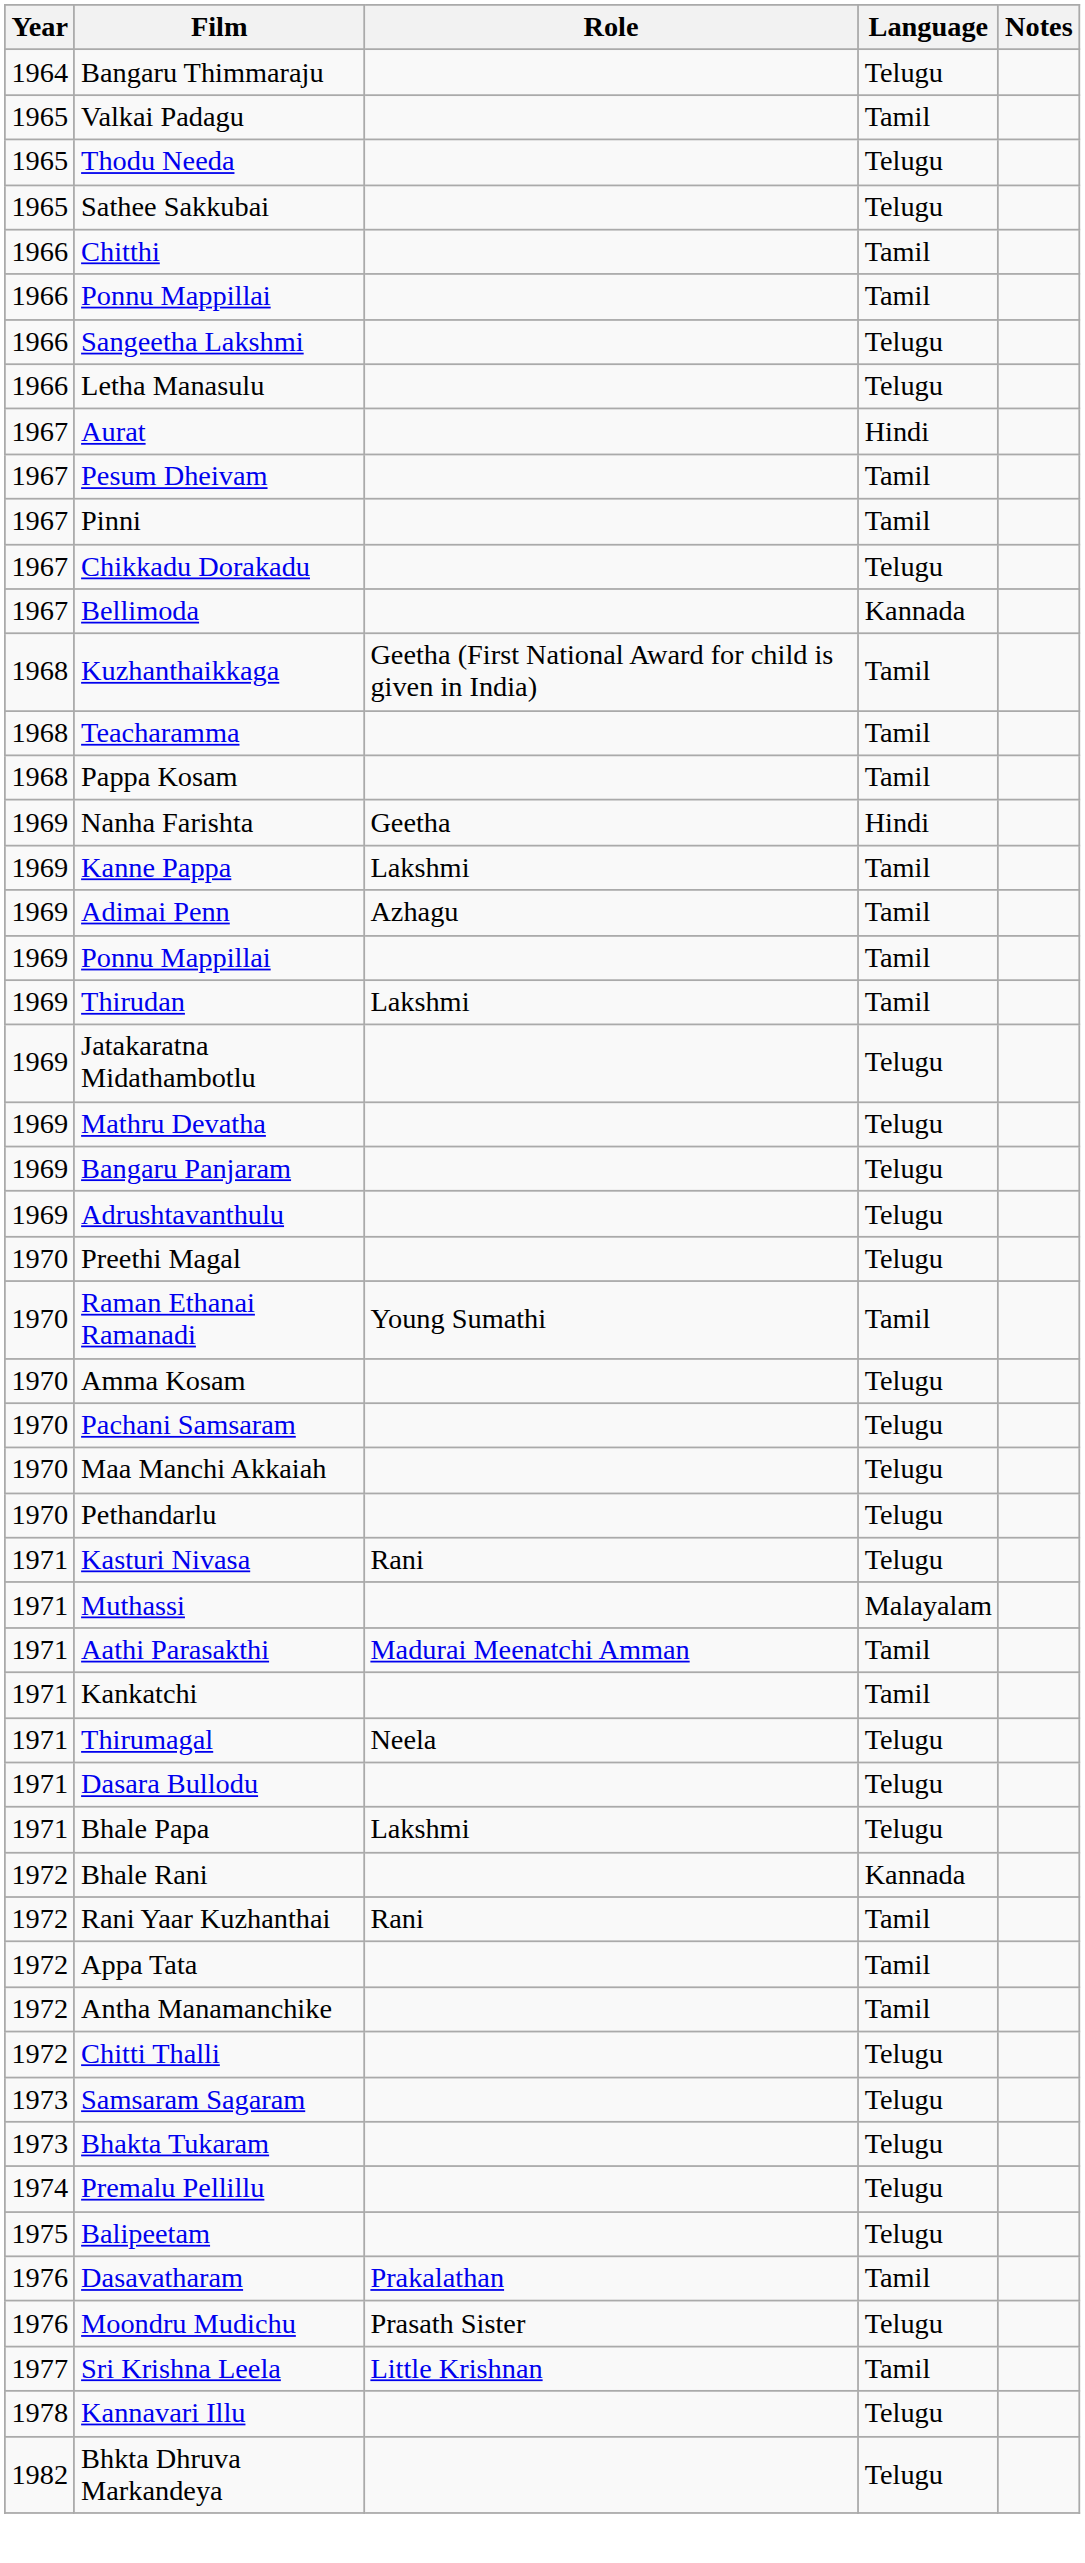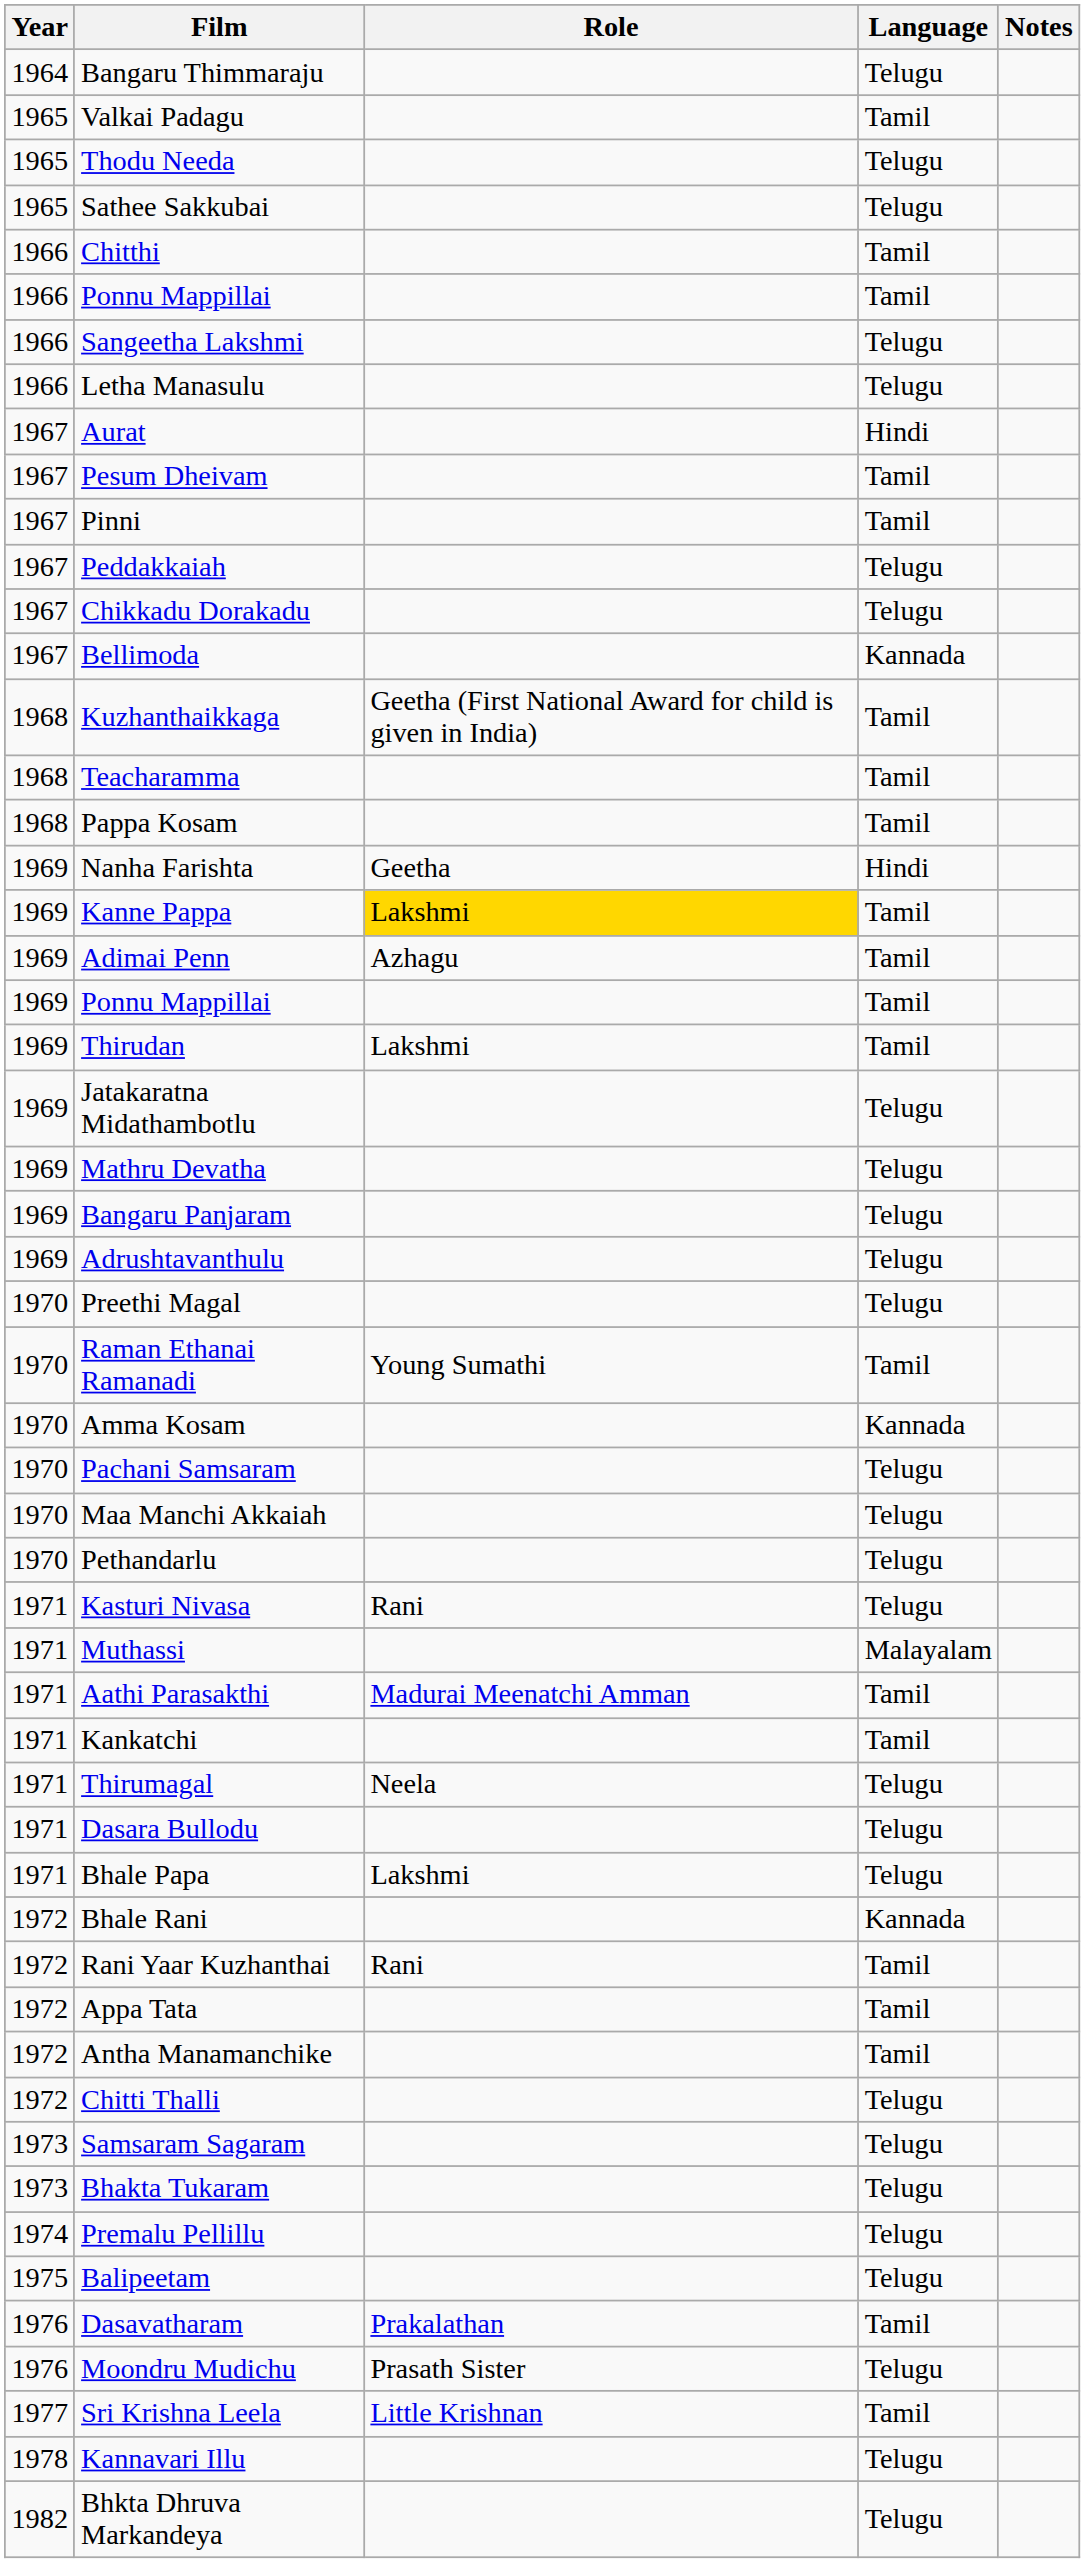+ row: (40, 565)
(420, 867) no background -> (420, 912) gold background
(904, 1380) Telugu -> (915, 1425) Kannada
